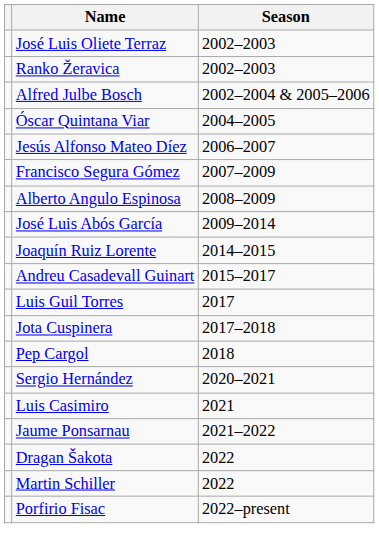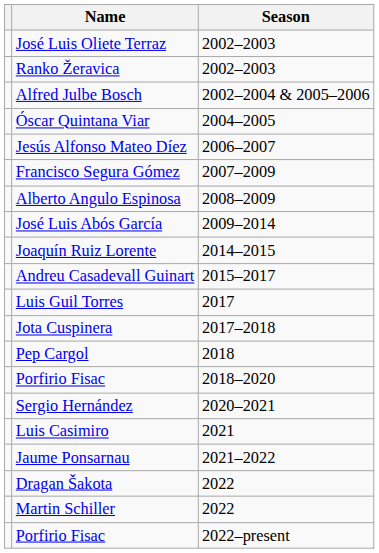+ row: (60, 379)
